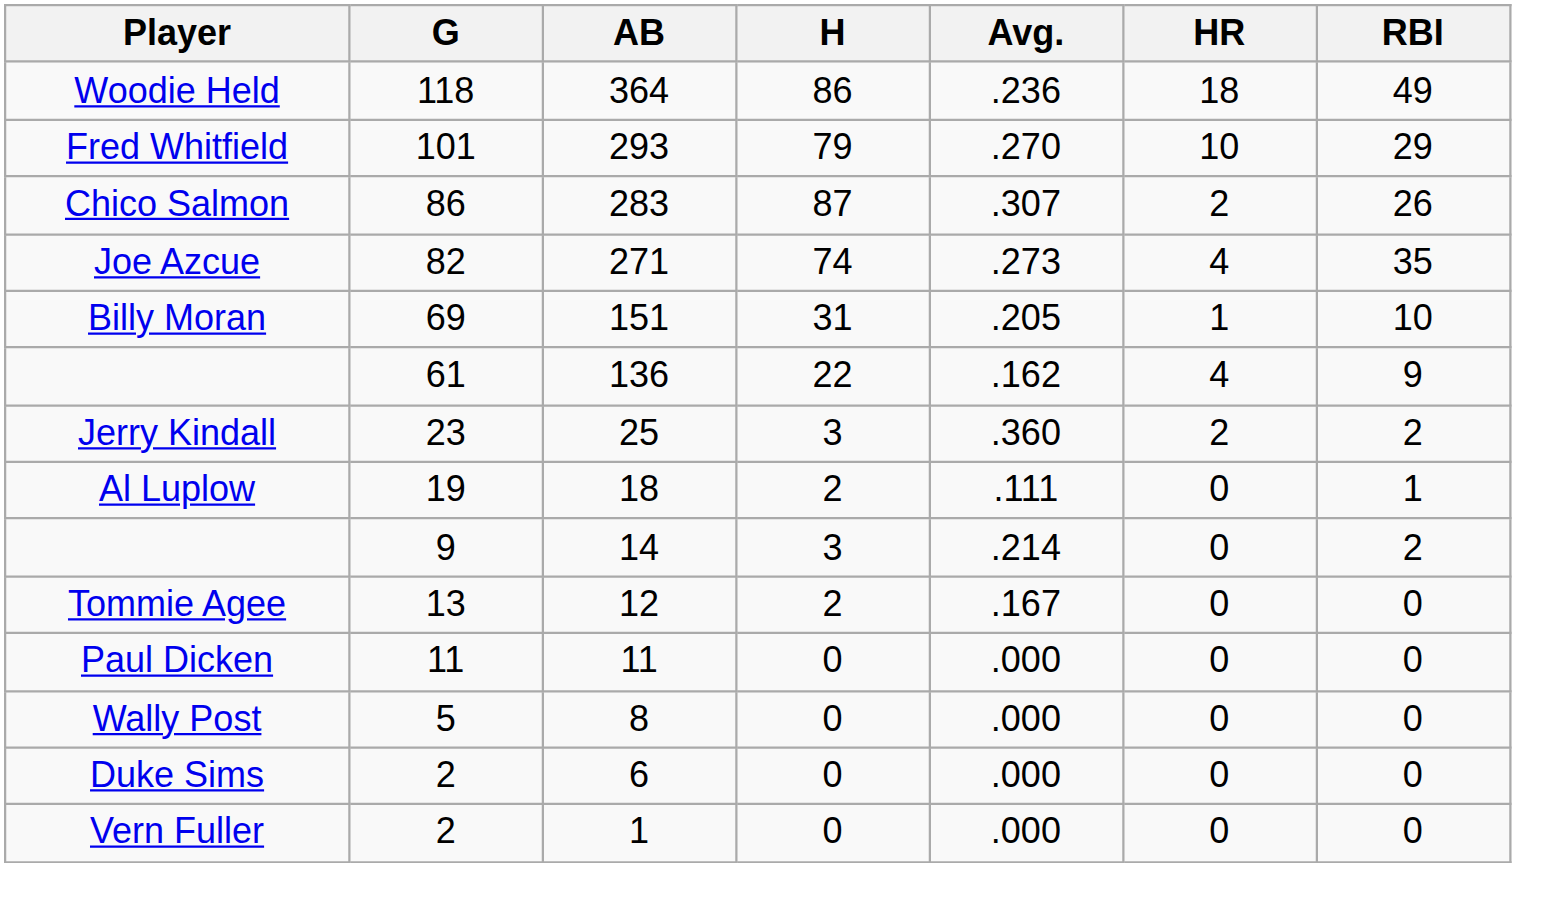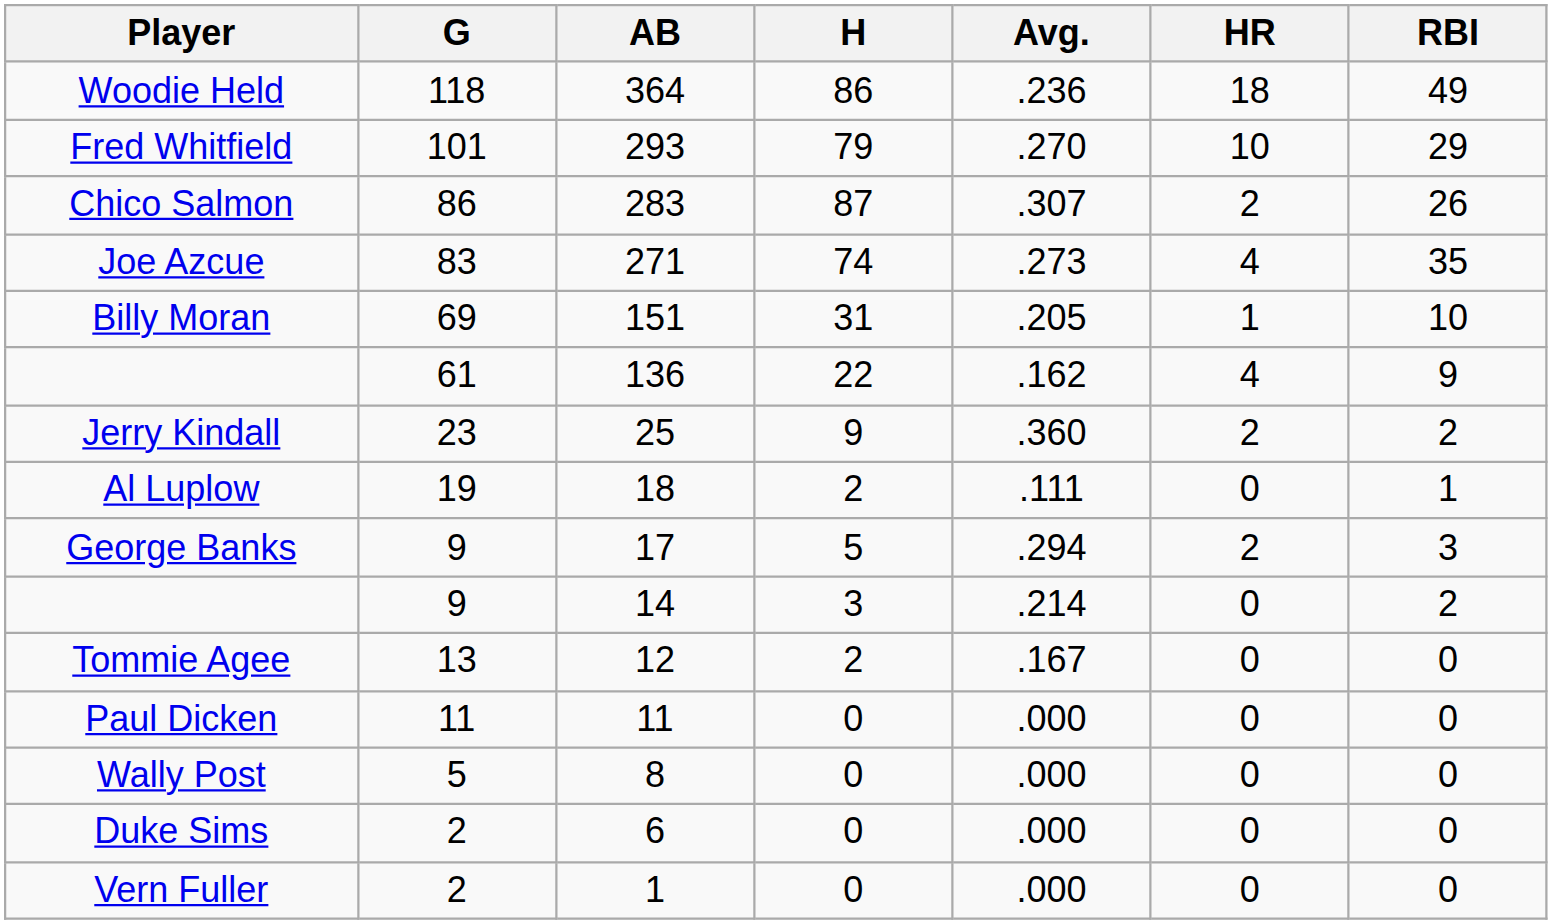(446, 261) 82 -> (457, 261) 83
(832, 432) 3 -> (853, 432) 9
+ row: (181, 546)
